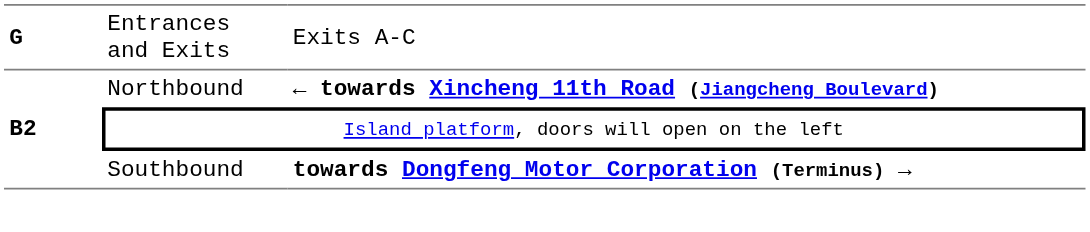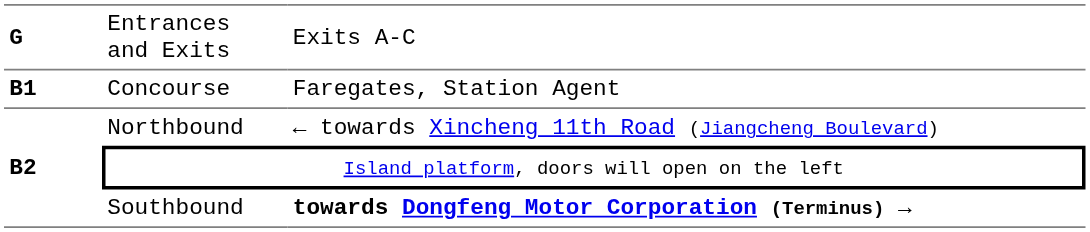+ row: (169, 89)
(616, 89) bold -> (616, 127) normal
